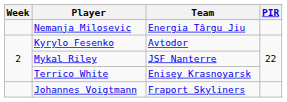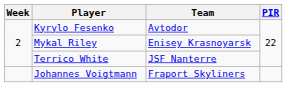- row: (83, 28)
(182, 58) JSF Nanterre -> (199, 43) Enisey Krasnoyarsk
(199, 74) Enisey Krasnoyarsk -> (182, 58) JSF Nanterre
